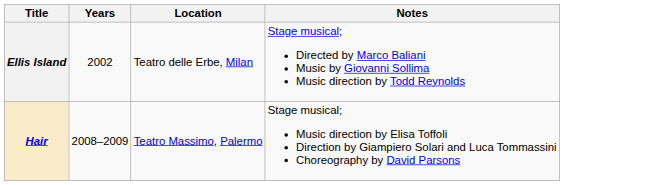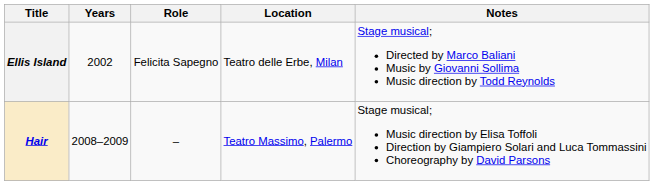+ column: (176, 13)
